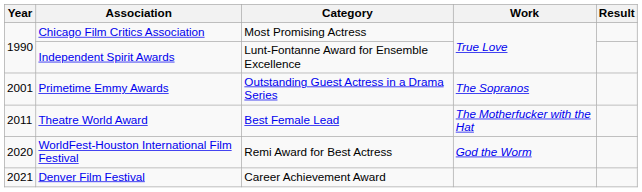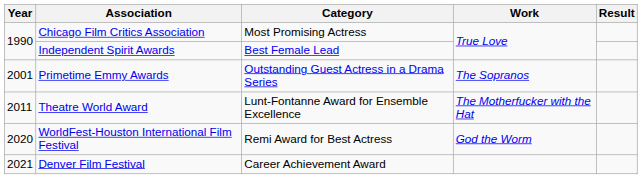(336, 57) Lunt-Fontanne Award for Ensemble Excellence -> (292, 50) Best Female Lead
(292, 120) Best Female Lead -> (336, 107) Lunt-Fontanne Award for Ensemble Excellence
